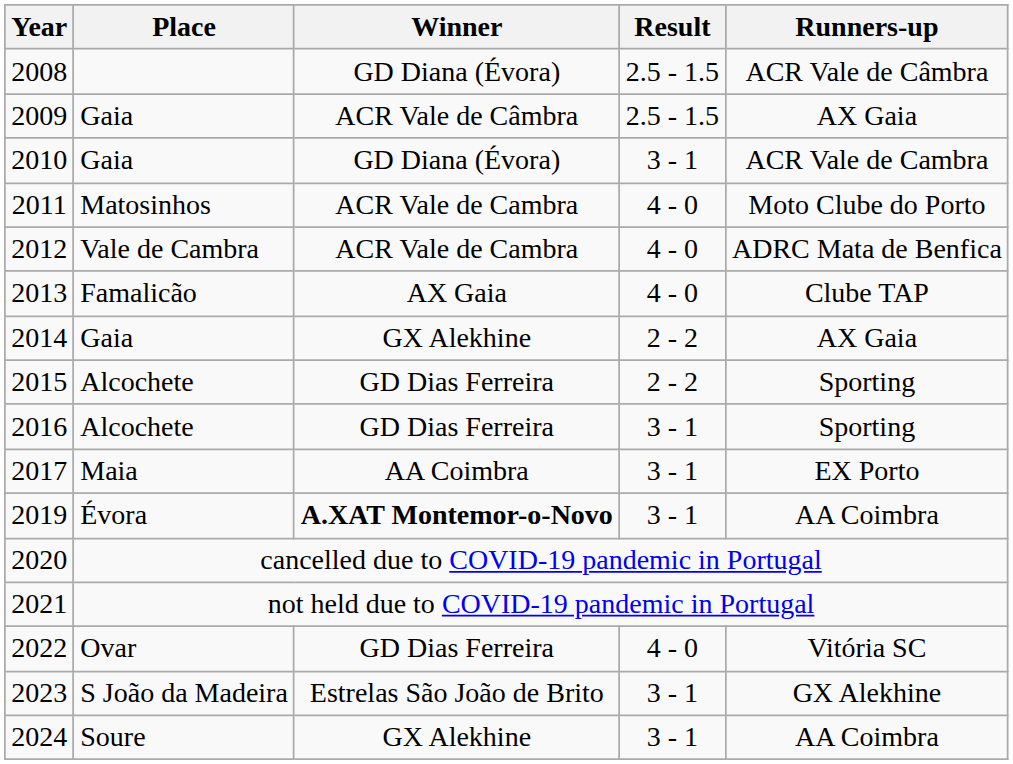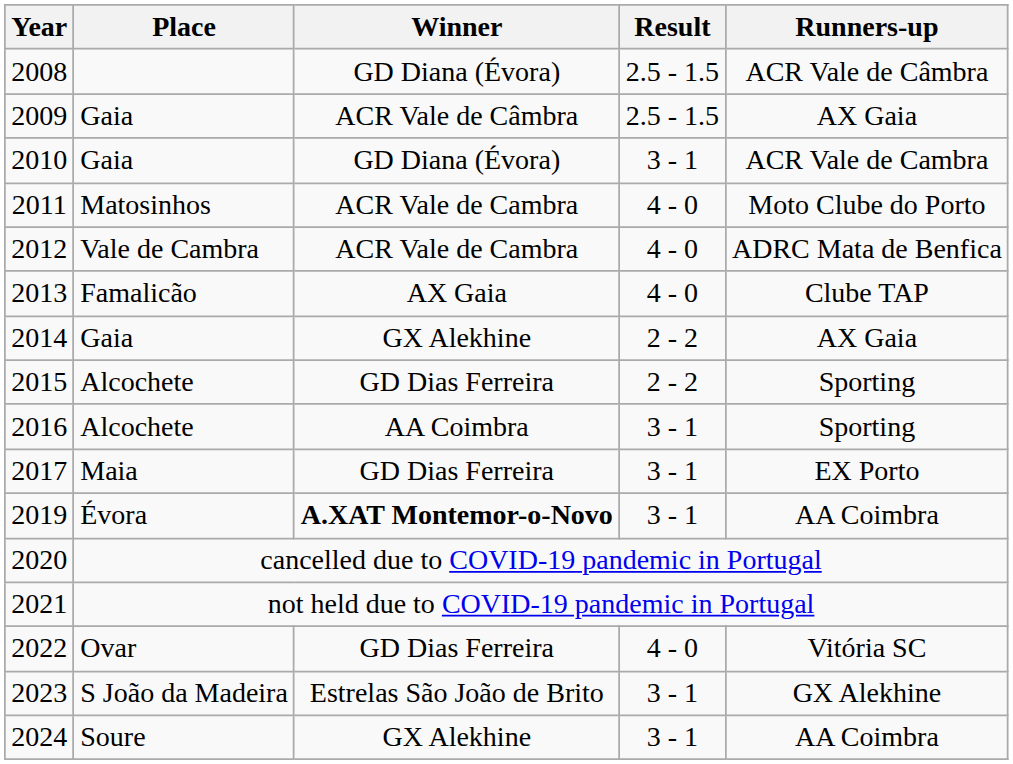(457, 426) GD Dias Ferreira -> (457, 426) AA Coimbra
(457, 470) AA Coimbra -> (457, 470) GD Dias Ferreira
